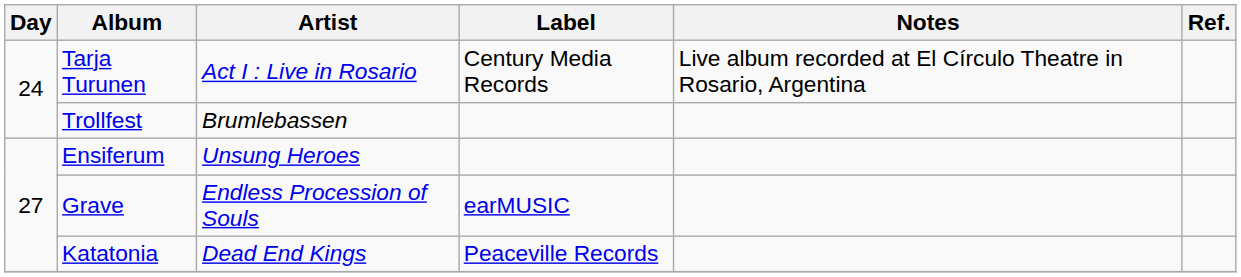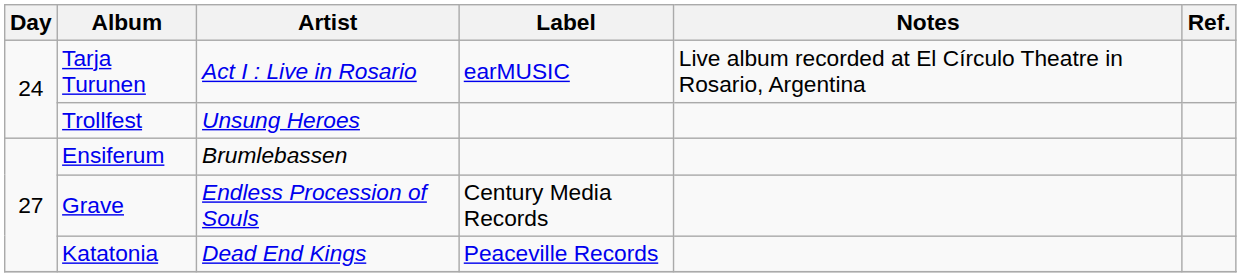(538, 71) Century Media Records -> (517, 71) earMUSIC
(275, 120) Brumlebassen -> (281, 120) Unsung Heroes
(281, 156) Unsung Heroes -> (275, 156) Brumlebassen
(517, 204) earMUSIC -> (538, 204) Century Media Records
